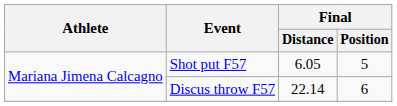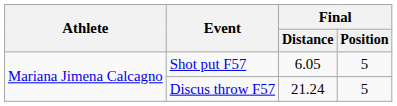(308, 89) 22.14 -> (308, 89) 21.24
(364, 89) 6 -> (364, 89) 5
